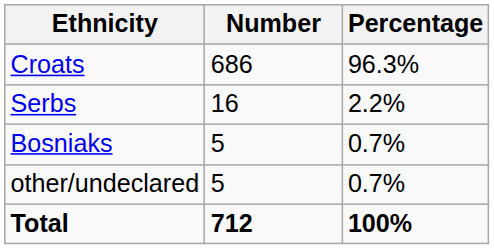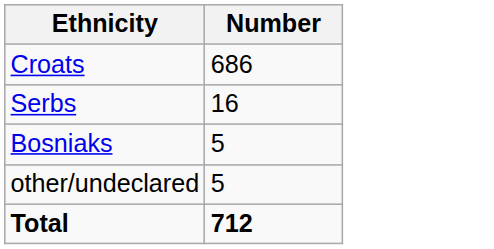- column: (416, 24)
